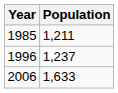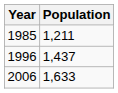(59, 56) 1,237 -> (59, 56) 1,437
